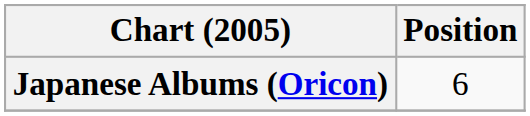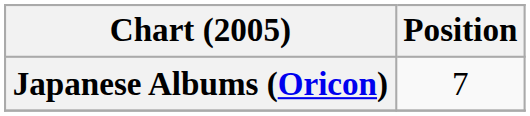(460, 83) 6 -> (460, 83) 7
